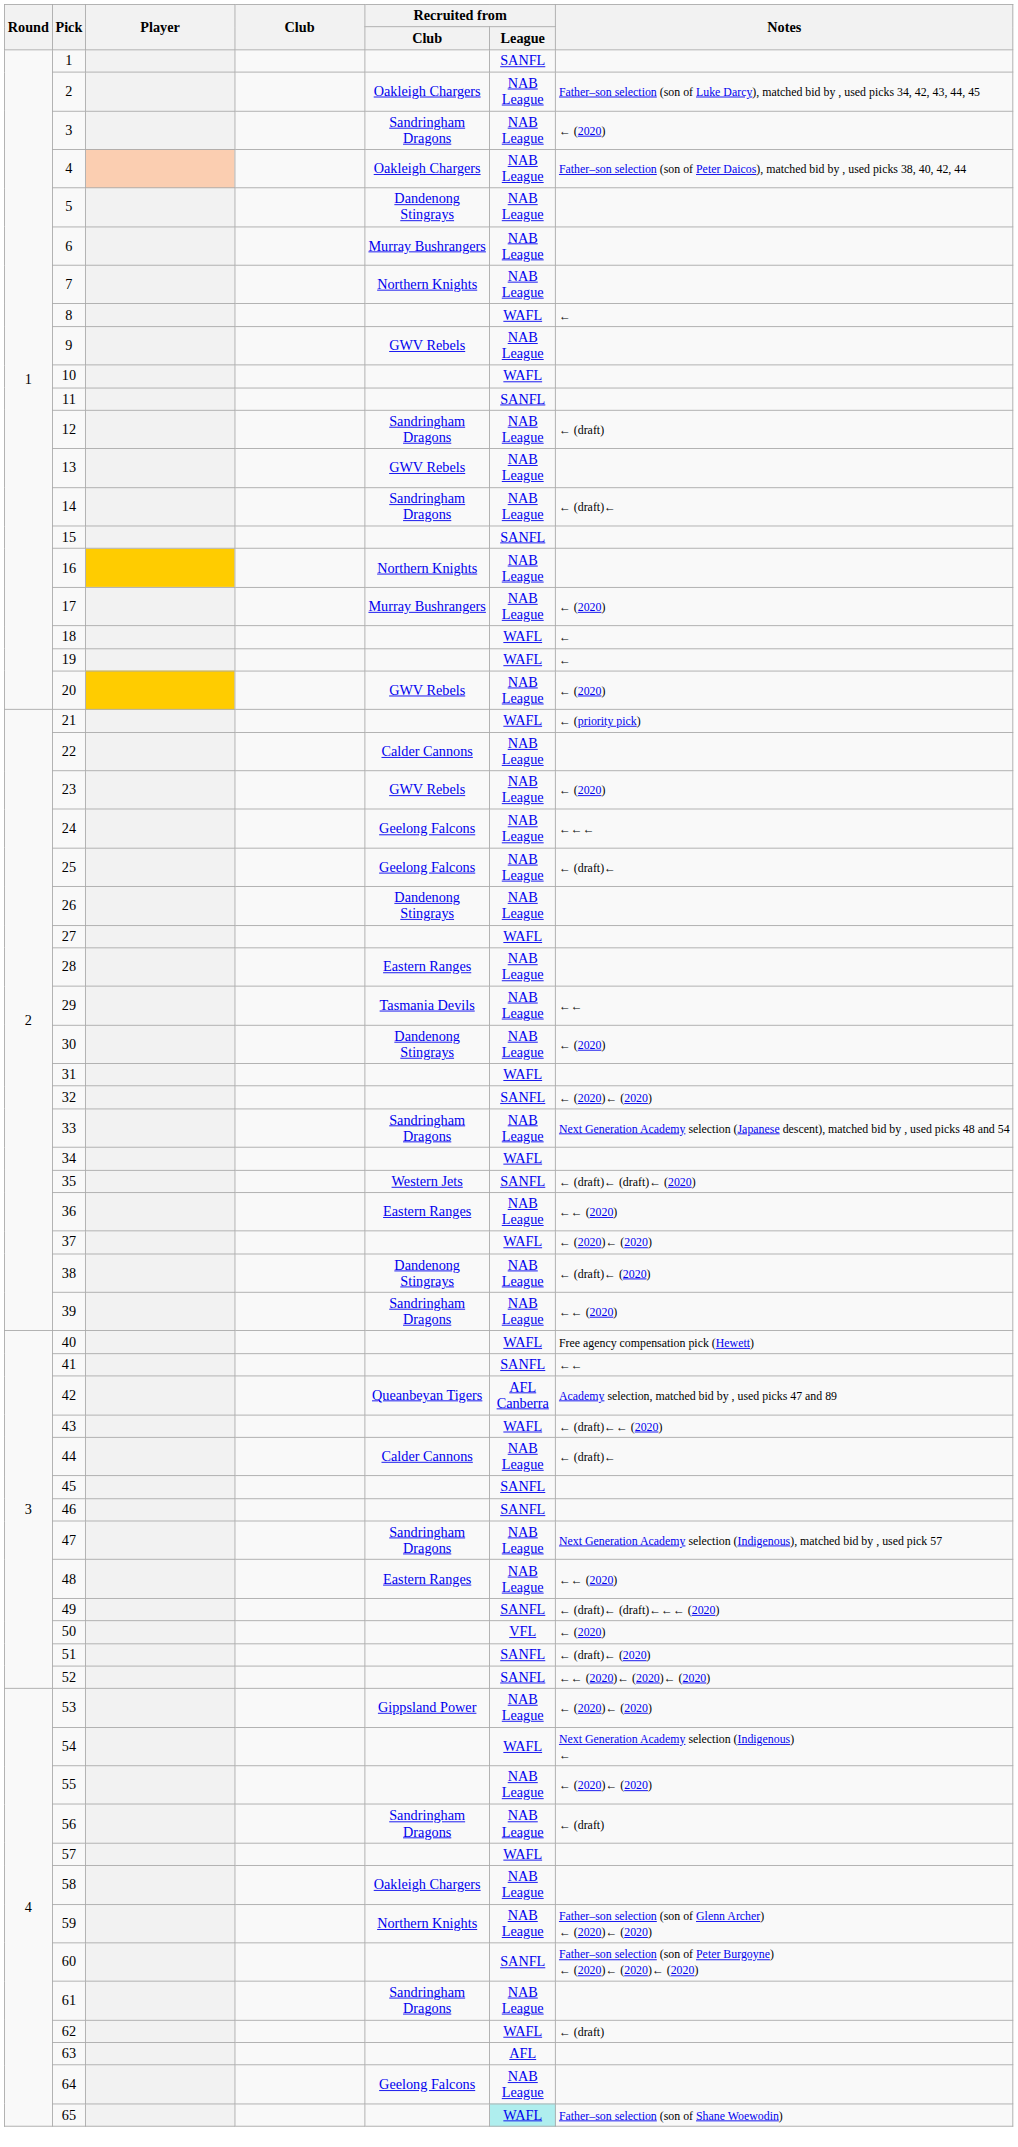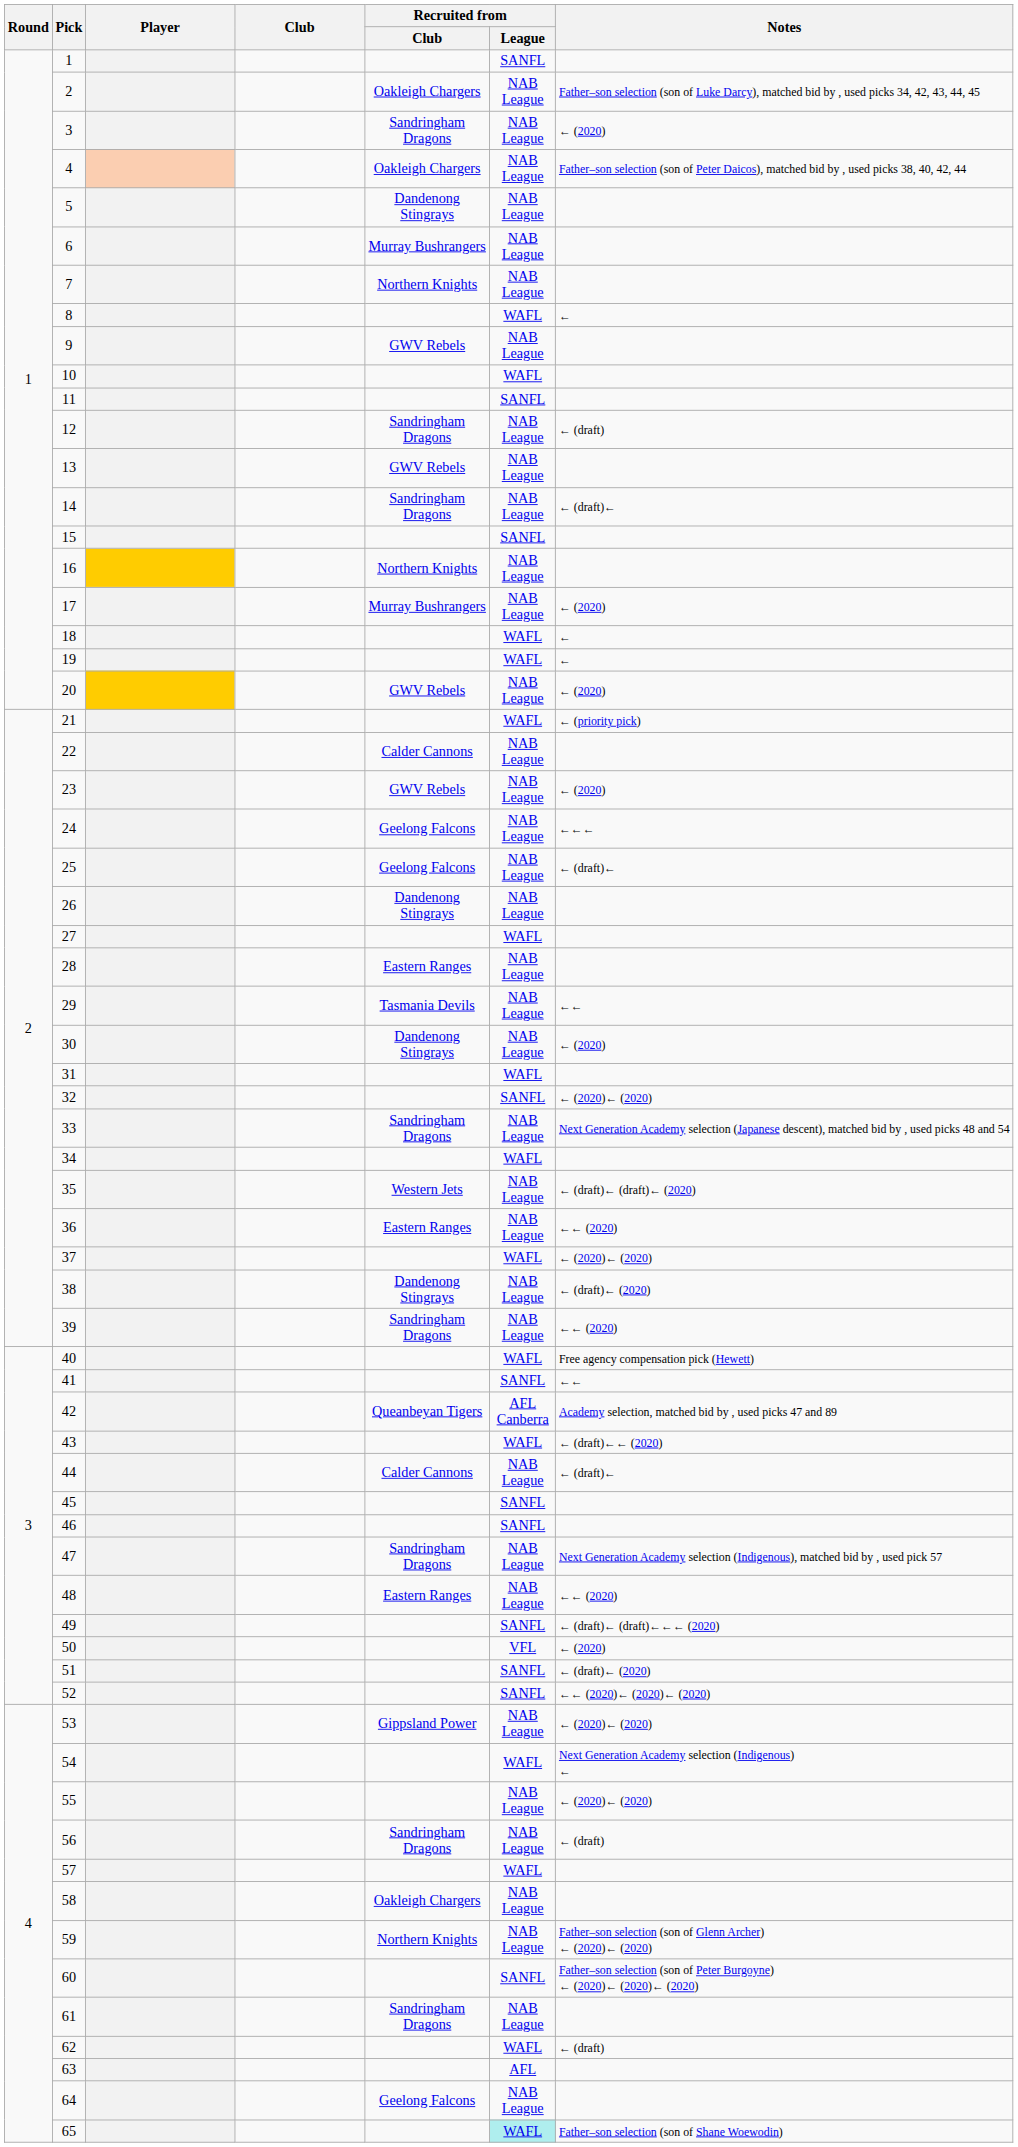(523, 1181) SANFL -> (523, 1189) NAB League
